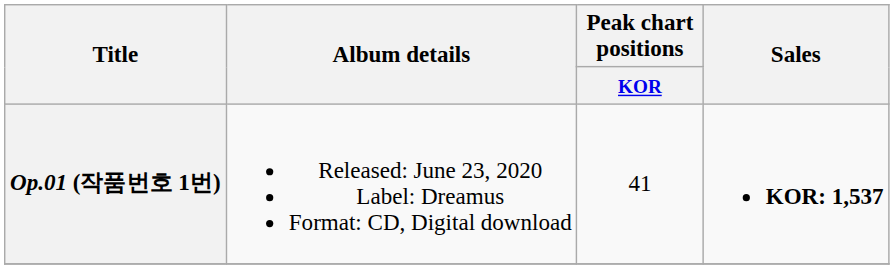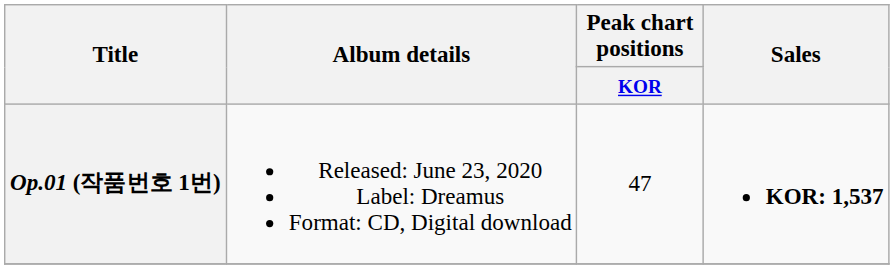(640, 183) 41 -> (640, 183) 47
